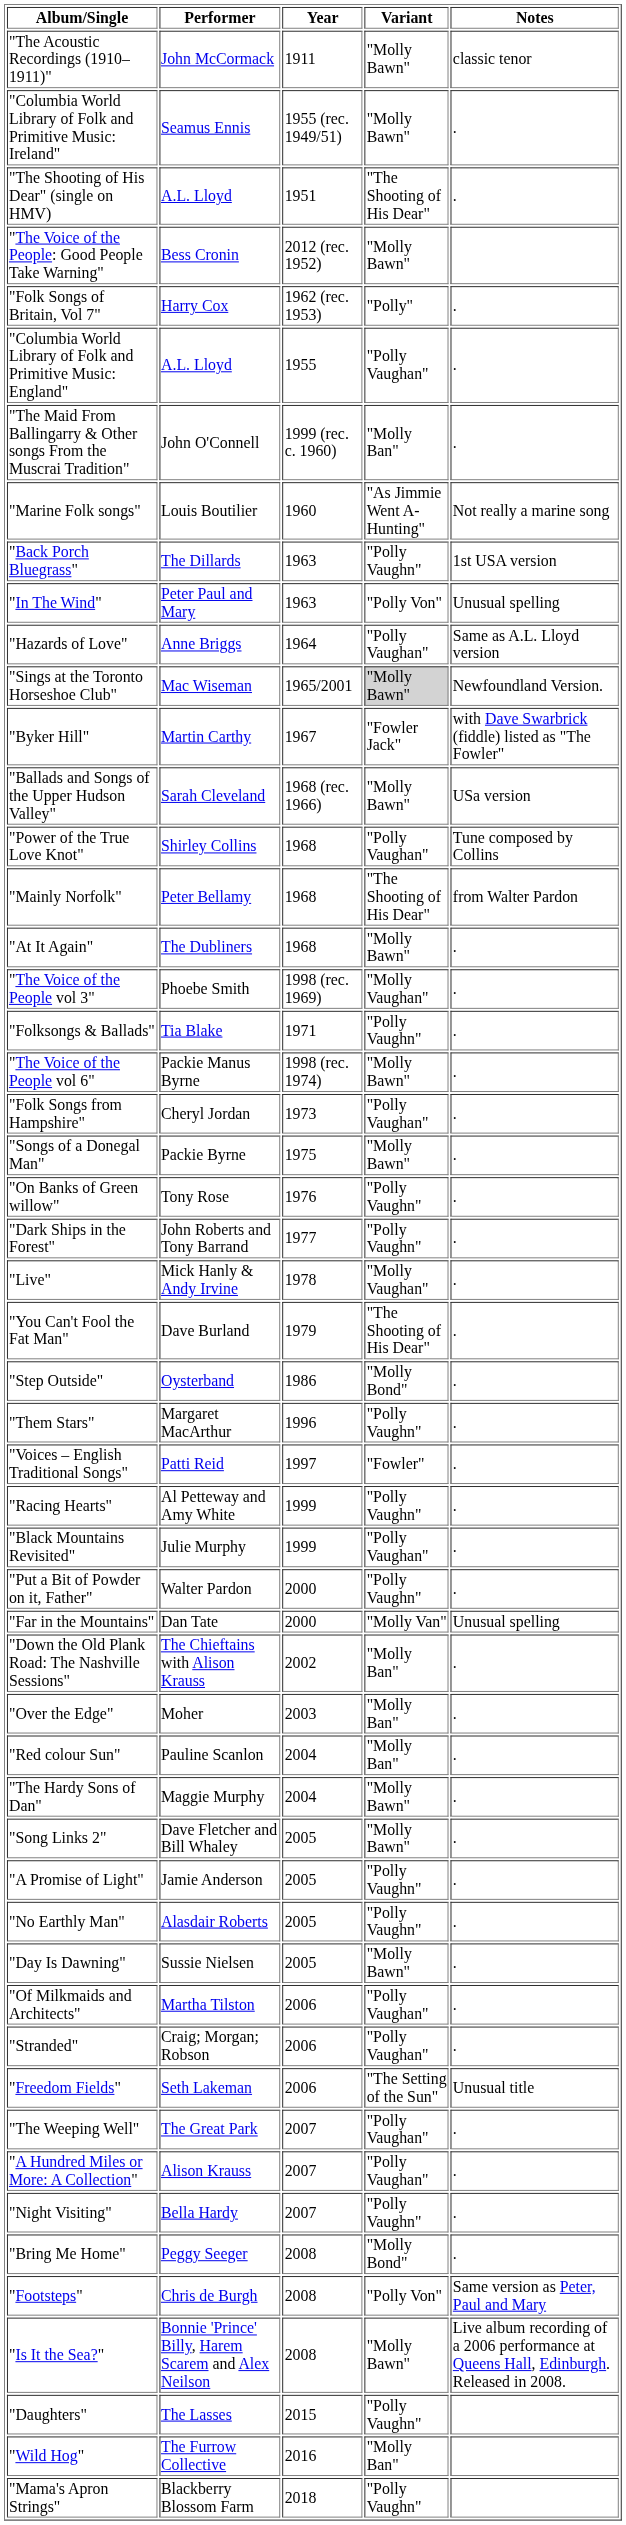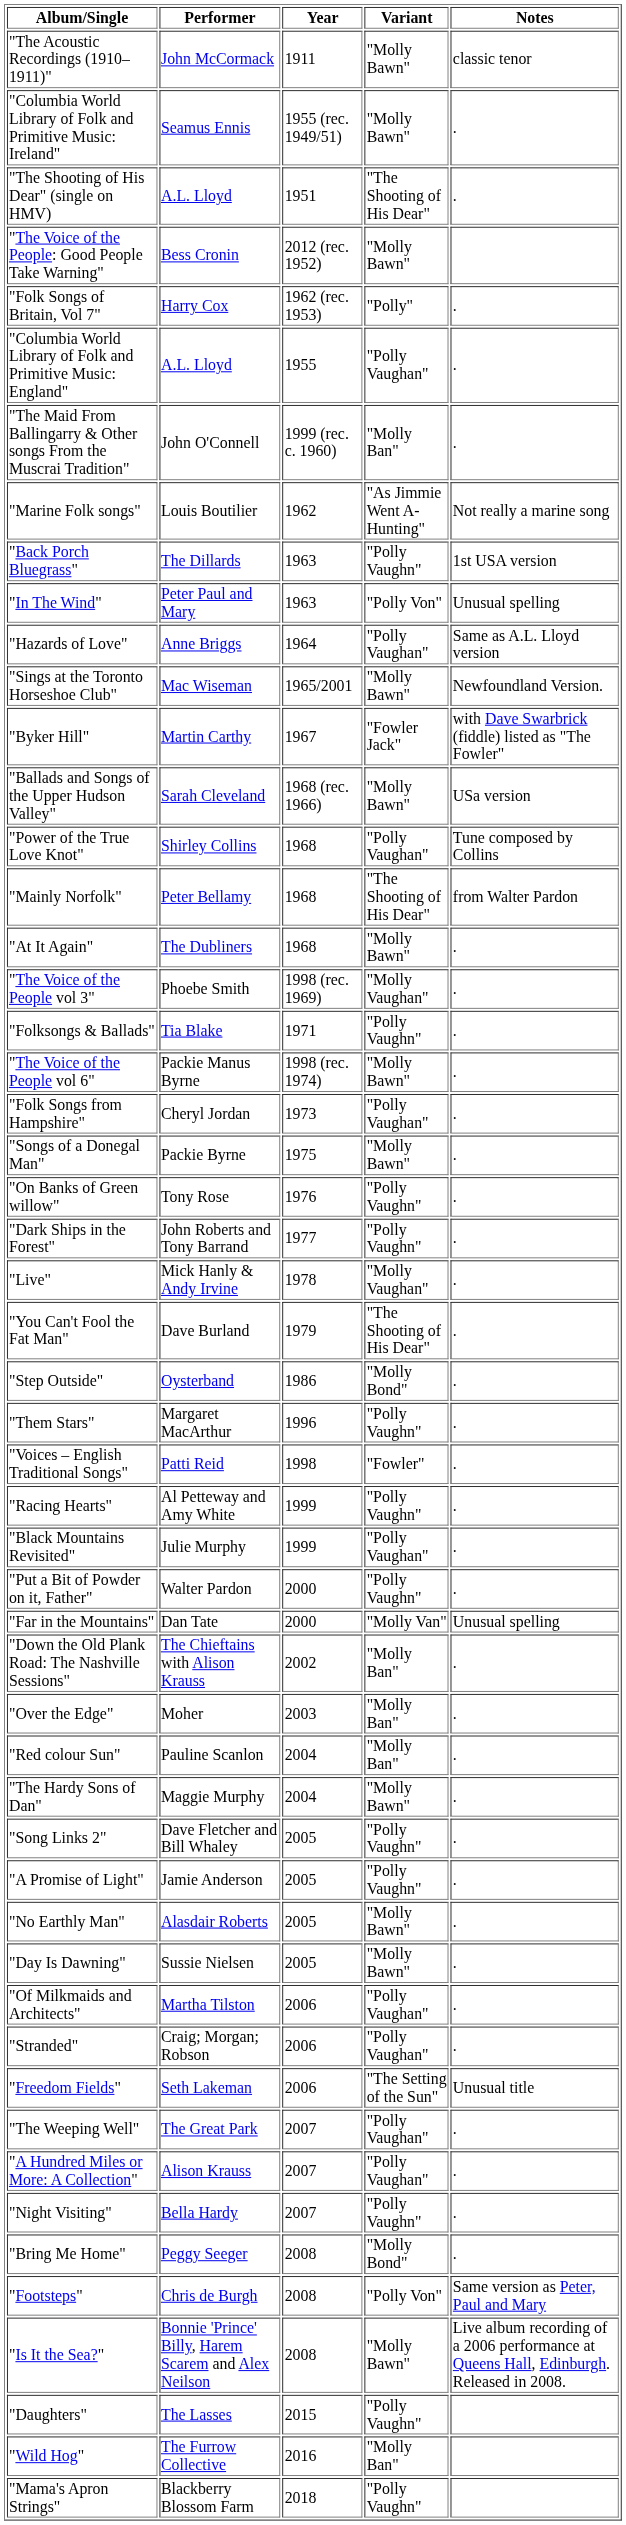(300, 510) 1960 -> (300, 510) 1962
(389, 686) lightgrey background -> (389, 686) no background
(300, 1464) 1997 -> (300, 1464) 1998
(389, 1838) "Molly Bawn" -> (394, 1838) "Polly Vaughn"
(394, 1921) "Polly Vaughn" -> (389, 1921) "Molly Bawn"
